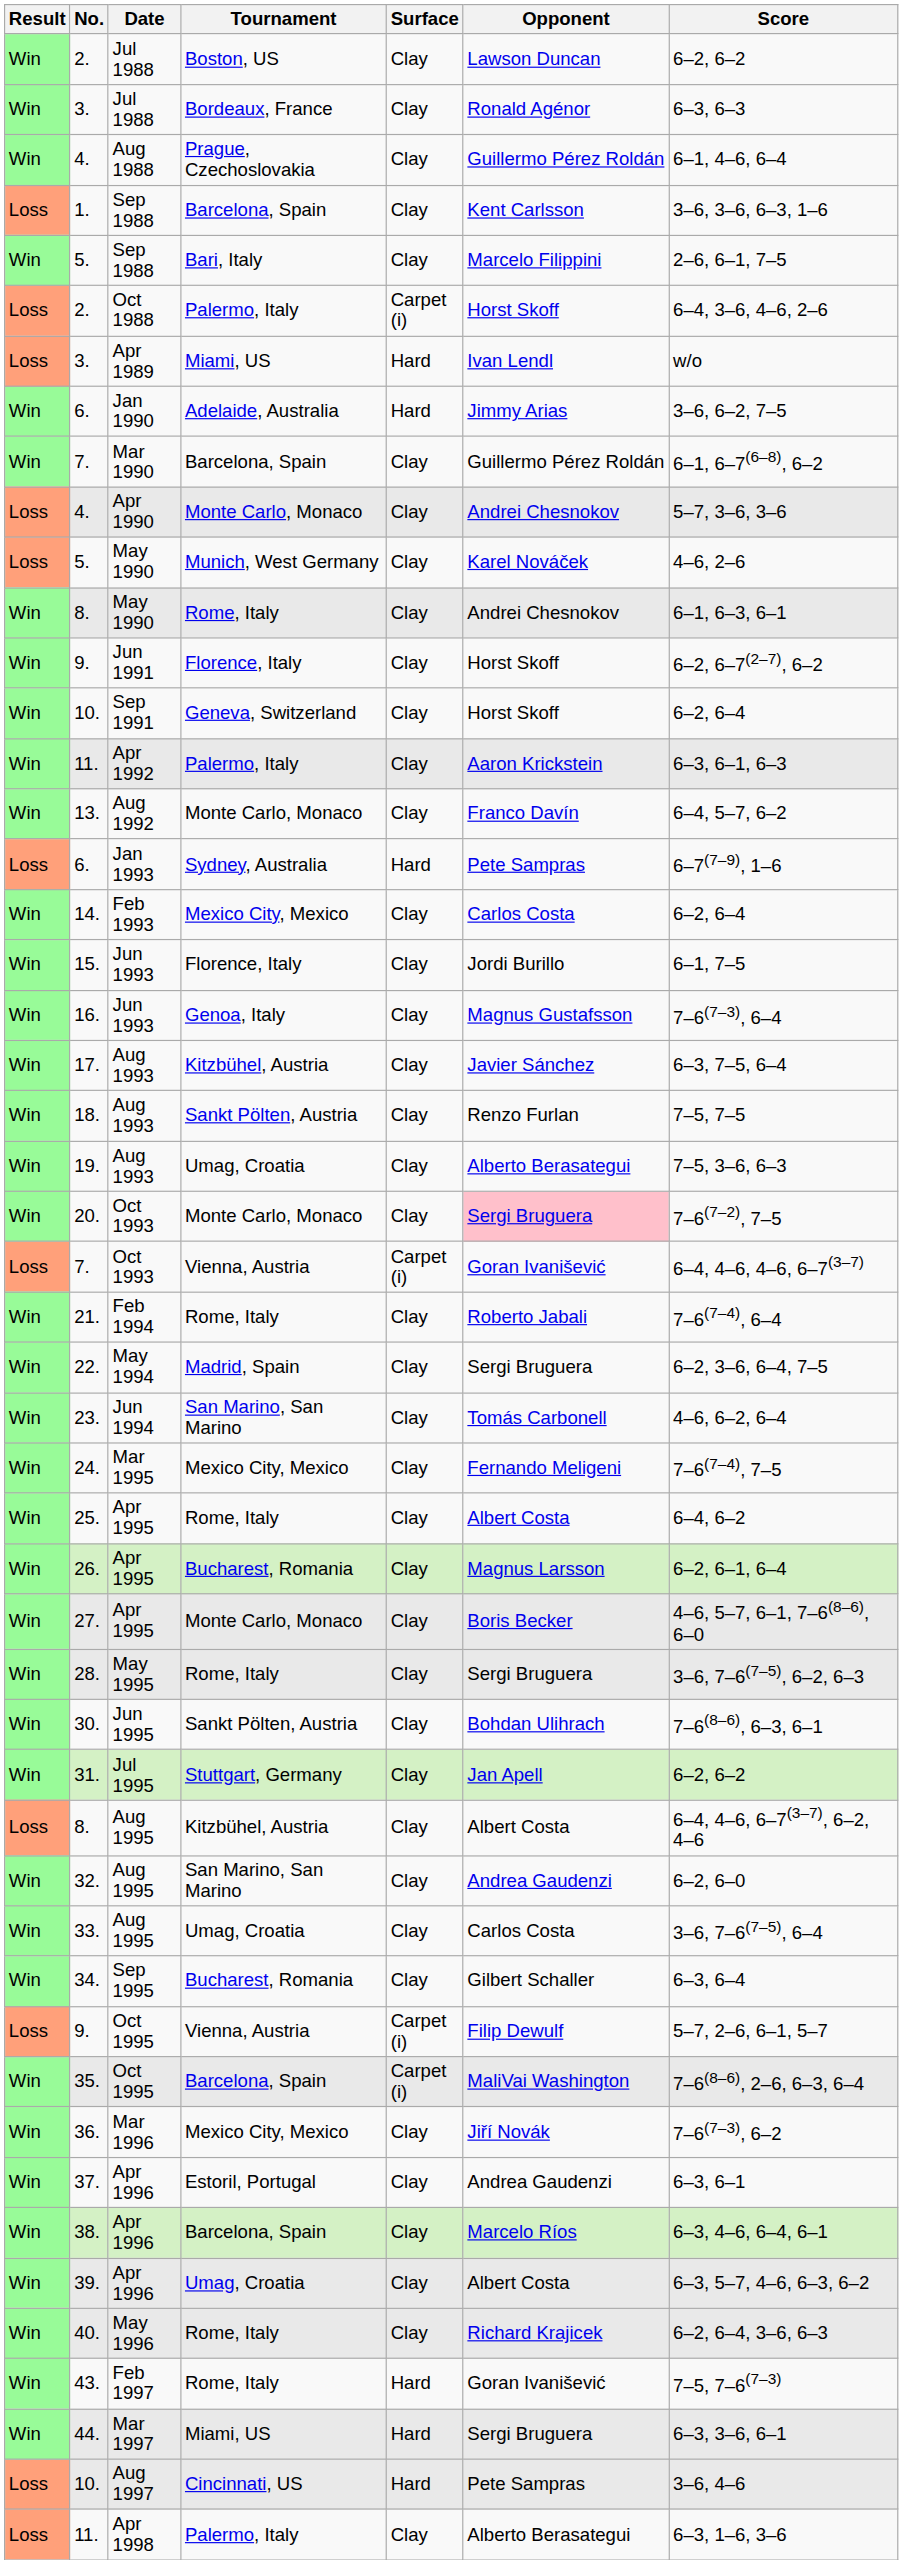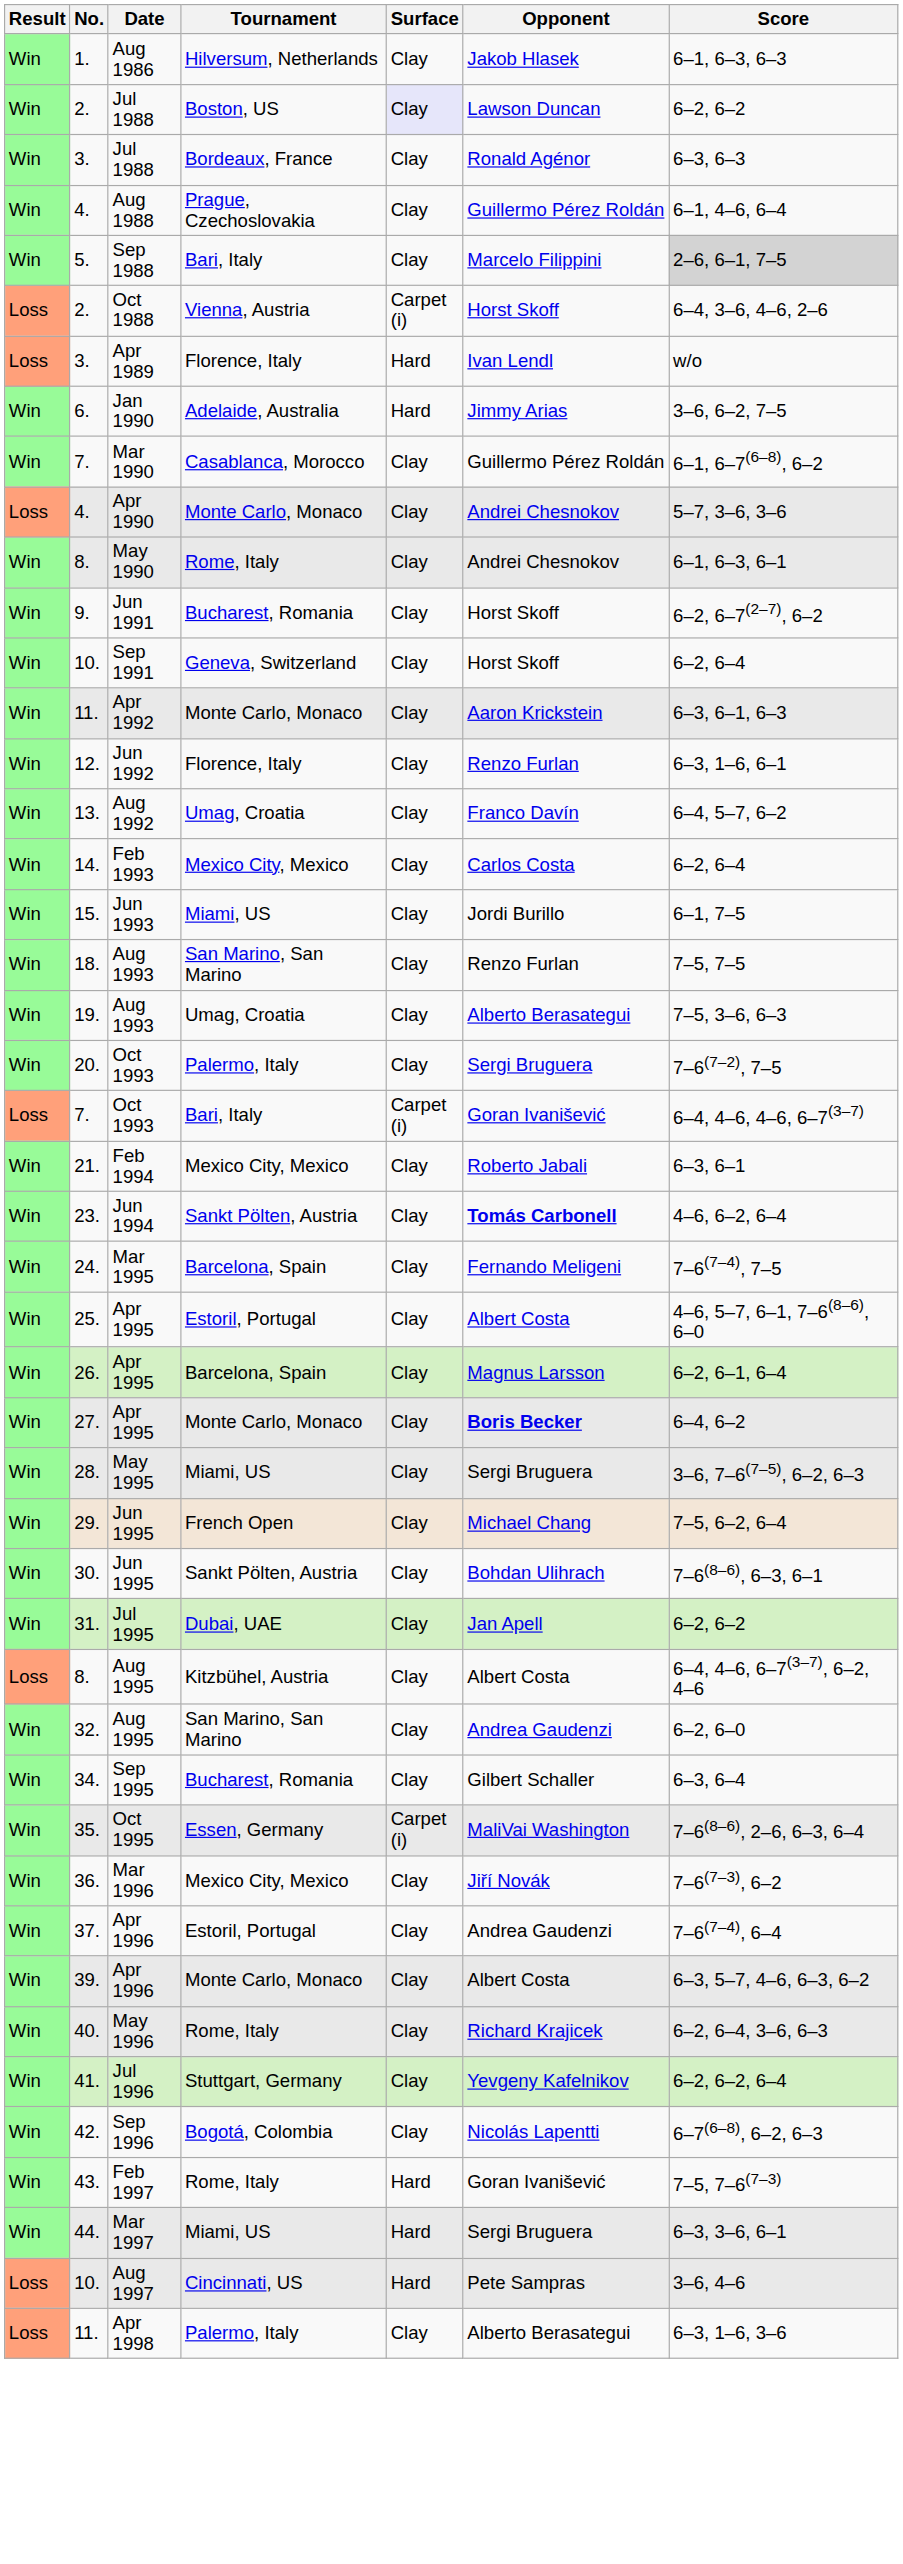+ row: (82, 59)
(409, 59) no background -> (409, 109) lavender background
- row: (82, 210)
(730, 260) no background -> (730, 260) lightgrey background
(242, 310) Palermo, Italy -> (247, 310) Vienna, Austria
(228, 360) Miami, US -> (243, 360) Florence, Italy
(256, 461) Barcelona, Spain -> (275, 461) Casablanca, Morocco
- row: (82, 562)
(243, 662) Florence, Italy -> (269, 612) Bucharest, Romania
(242, 763) Palermo, Italy -> (274, 713) Monte Carlo, Monaco
+ row: (87, 763)
(274, 813) Monte Carlo, Monaco -> (245, 813) Umag, Croatia
- row: (82, 864)
(243, 964) Florence, Italy -> (228, 914) Miami, US
- row: (87, 1015)
- row: (87, 1065)
(271, 1115) Sankt Pölten, Austria -> (254, 964) San Marino, San Marino
(274, 1216) Monte Carlo, Monaco -> (242, 1065) Palermo, Italy
(530, 1216) pink background -> (530, 1065) no background
(247, 1266) Vienna, Austria -> (224, 1115) Bari, Italy
(232, 1316) Rome, Italy -> (267, 1166) Mexico City, Mexico
(727, 1316) 7–6(7–4), 6–4 -> (709, 1166) 6–3, 6–1
- row: (87, 1367)
(254, 1417) San Marino, San Marino -> (271, 1216) Sankt Pölten, Austria
(537, 1417) normal -> (542, 1216) bold
(267, 1467) Mexico City, Mexico -> (256, 1266) Barcelona, Spain
(232, 1518) Rome, Italy -> (250, 1319) Estoril, Portugal
(709, 1518) 6–4, 6–2 -> (771, 1319) 4–6, 5–7, 6–1, 7–6(8–6), 6–0
(269, 1568) Bucharest, Romania -> (256, 1372) Barcelona, Spain
(520, 1621) normal -> (525, 1422) bold
(771, 1621) 4–6, 5–7, 6–1, 7–6(8–6), 6–0 -> (709, 1422) 6–4, 6–2
(232, 1674) Rome, Italy -> (228, 1472) Miami, US
+ row: (87, 1523)
(263, 1774) Stuttgart, Germany -> (233, 1623) Dubai, UAE
- row: (87, 1930)
- row: (82, 2031)
(256, 2081) Barcelona, Spain -> (254, 1830) Essen, Germany
(709, 2182) 6–3, 6–1 -> (727, 1930) 7–6(7–4), 6–4
- row: (87, 2232)
(245, 2282) Umag, Croatia -> (274, 1981) Monte Carlo, Monaco
+ row: (87, 2081)
+ row: (87, 2132)
